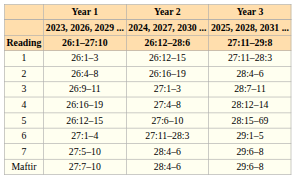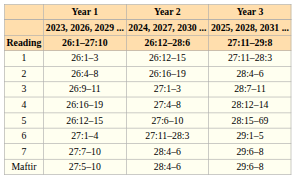(85, 151) 27:5–10 -> (85, 151) 27:7–10
(85, 167) 27:7–10 -> (85, 167) 27:5–10
